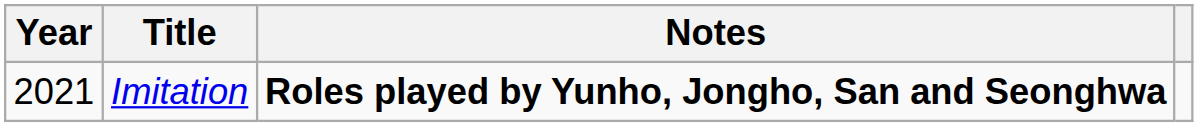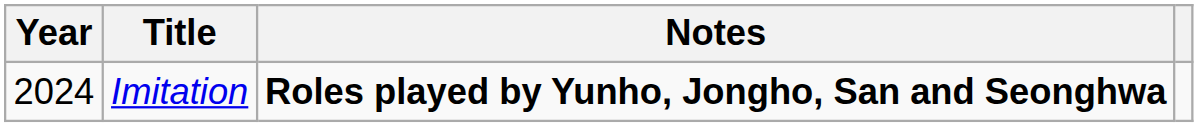(54, 90) 2021 -> (54, 90) 2024
